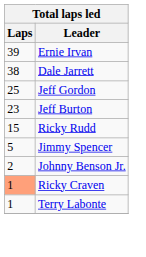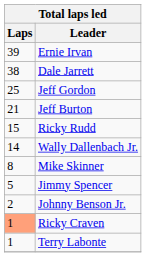(13, 109) 23 -> (13, 109) 21
+ row: (88, 147)
+ row: (71, 166)
